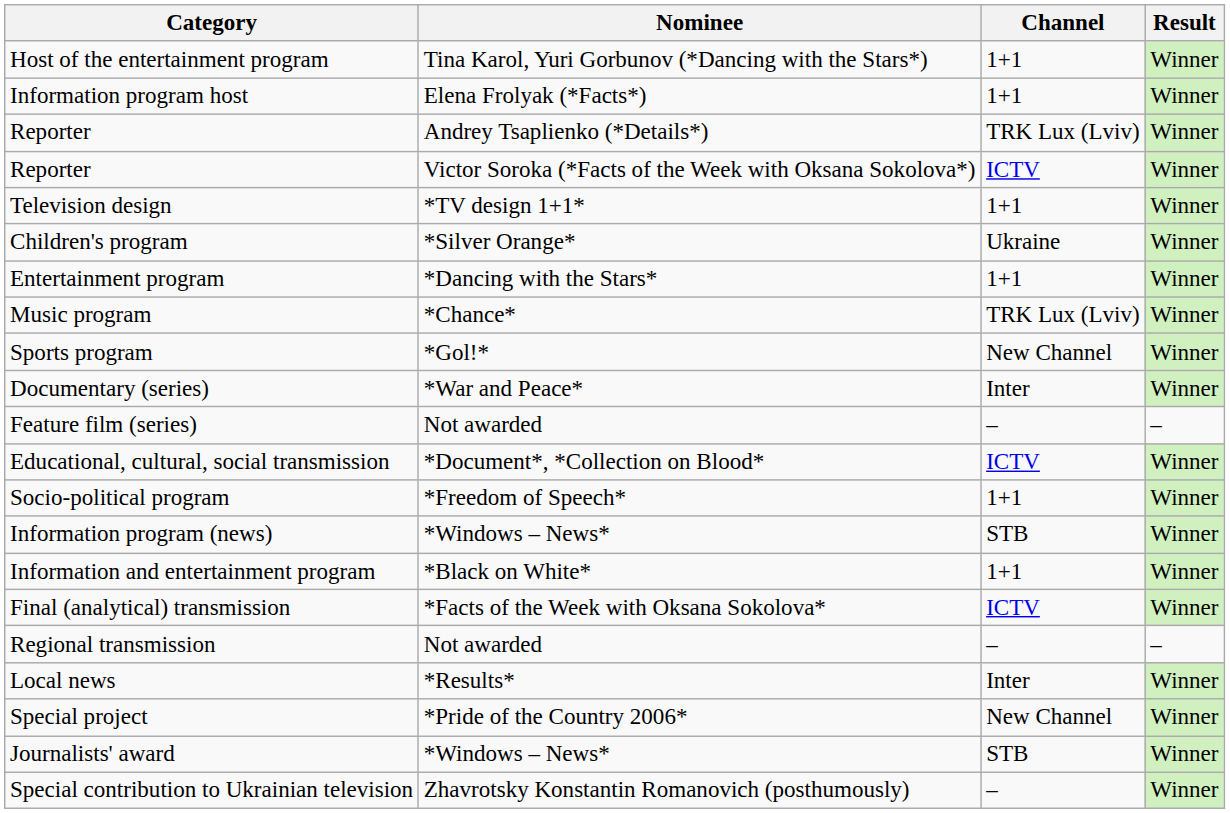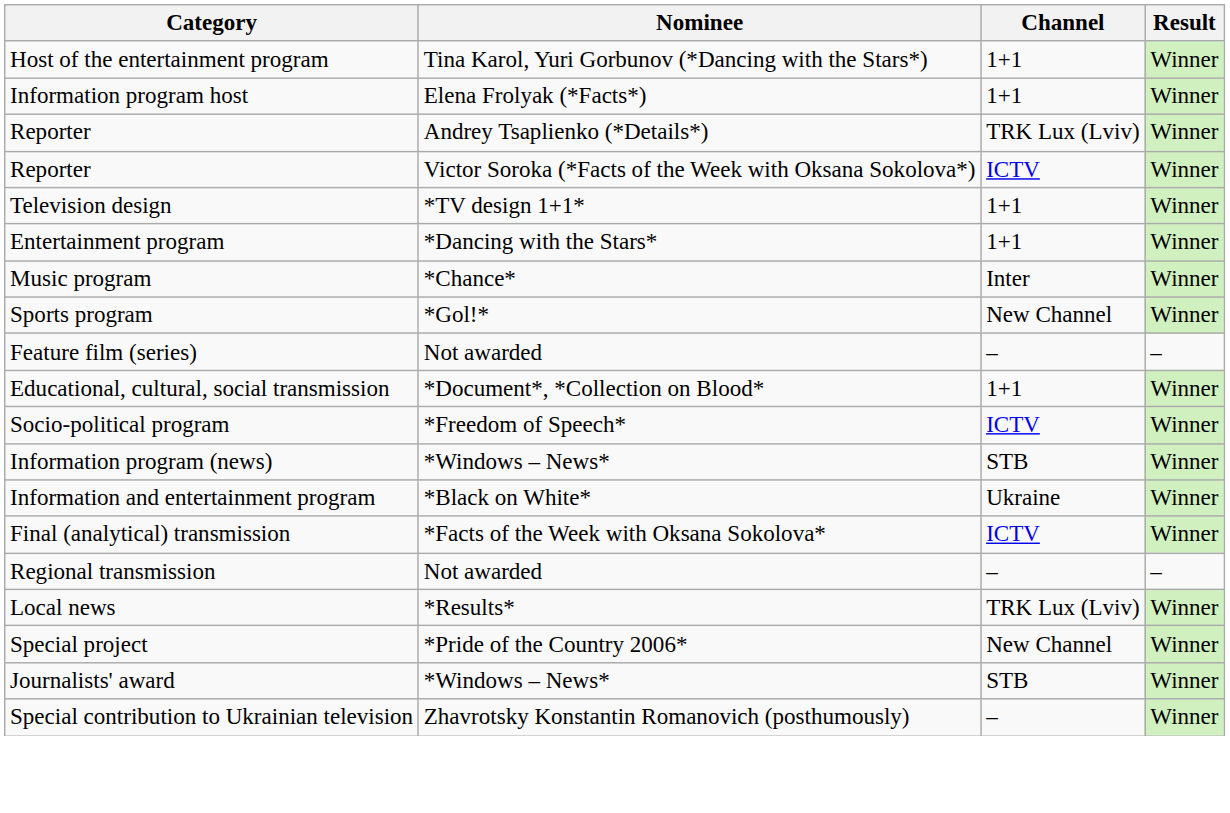- row: (99, 242)
(1063, 315) TRK Lux (Lviv) -> (1008, 278) Inter
- row: (110, 388)
(1013, 461) ICTV -> (1004, 388) 1+1
(1004, 497) 1+1 -> (1013, 424) ICTV
(1004, 570) 1+1 -> (1023, 497) Ukraine
(1008, 680) Inter -> (1063, 607) TRK Lux (Lviv)
